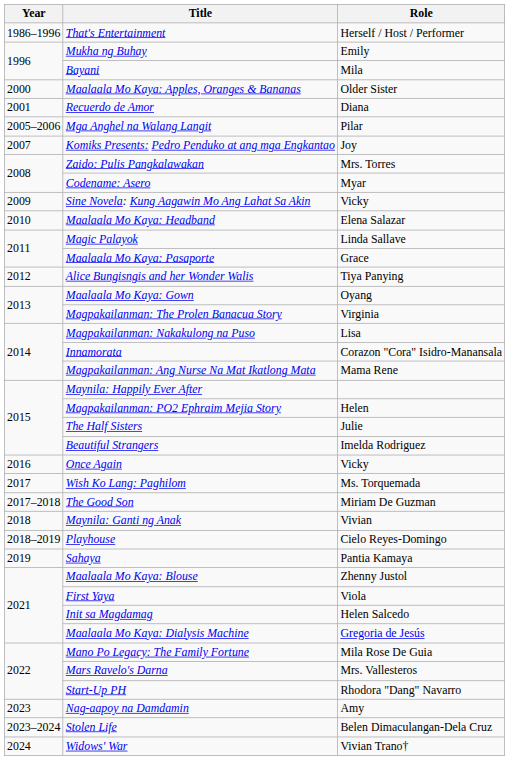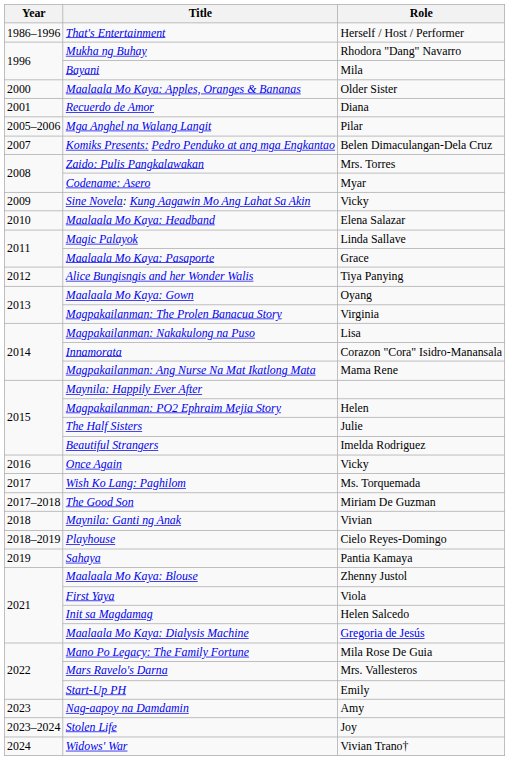(355, 51) Emily -> (401, 51) Rhodora "Dang" Navarro
(349, 145) Joy -> (416, 145) Belen Dimaculangan-Dela Cruz
(401, 689) Rhodora "Dang" Navarro -> (355, 689) Emily
(416, 727) Belen Dimaculangan-Dela Cruz -> (349, 727) Joy
